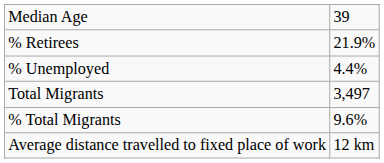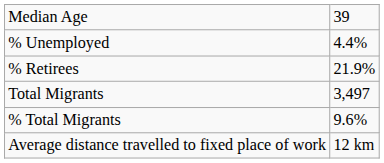rows swapped: (43, 42) <-> (59, 68)
